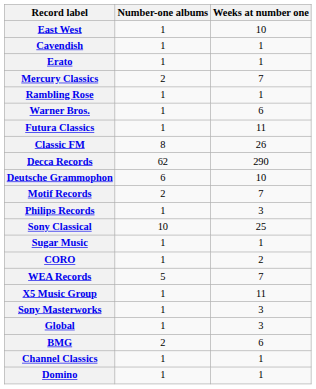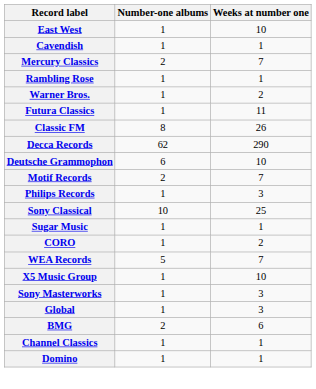- row: (60, 62)
(261, 111) 6 -> (261, 95) 2
(261, 293) 11 -> (261, 276) 10
